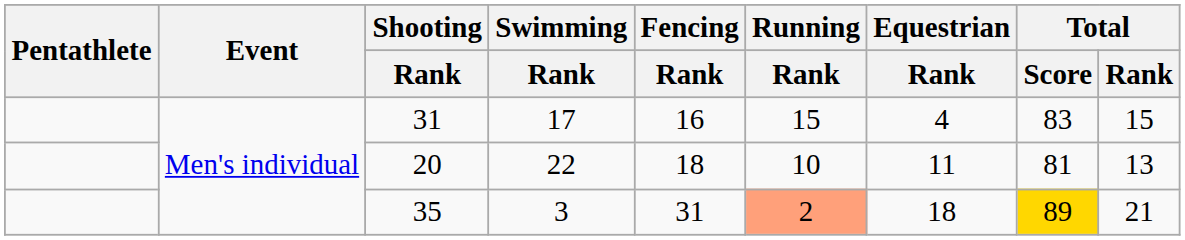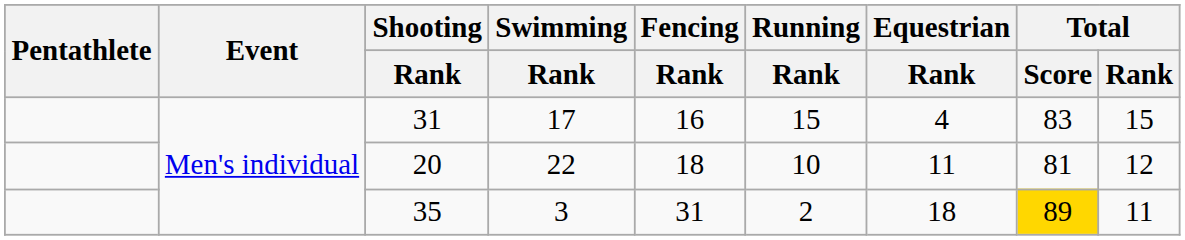(1139, 165) 13 -> (1139, 165) 12
(806, 211) lightsalmon background -> (806, 211) no background
(1139, 211) 21 -> (1139, 211) 11
